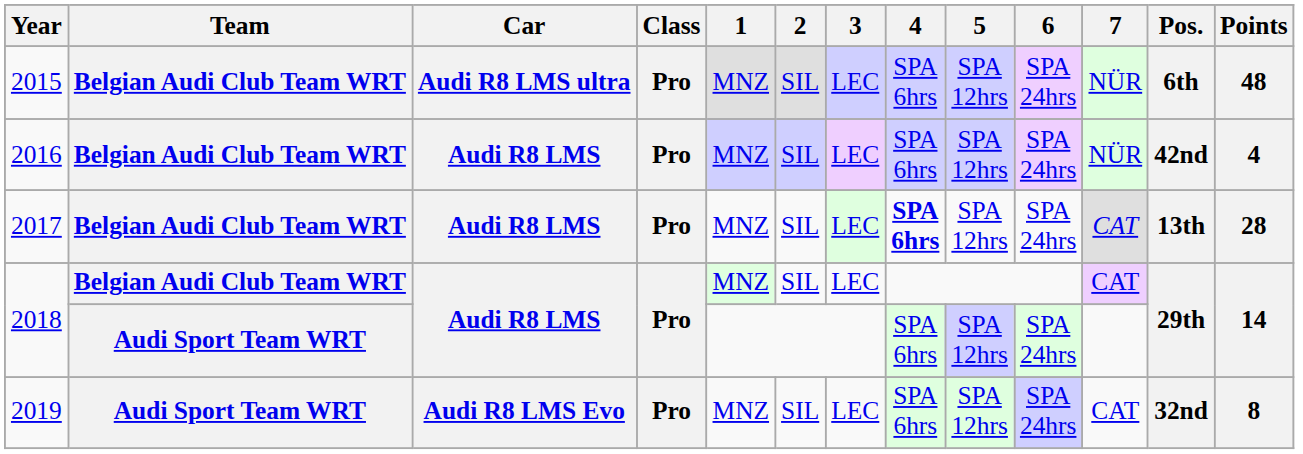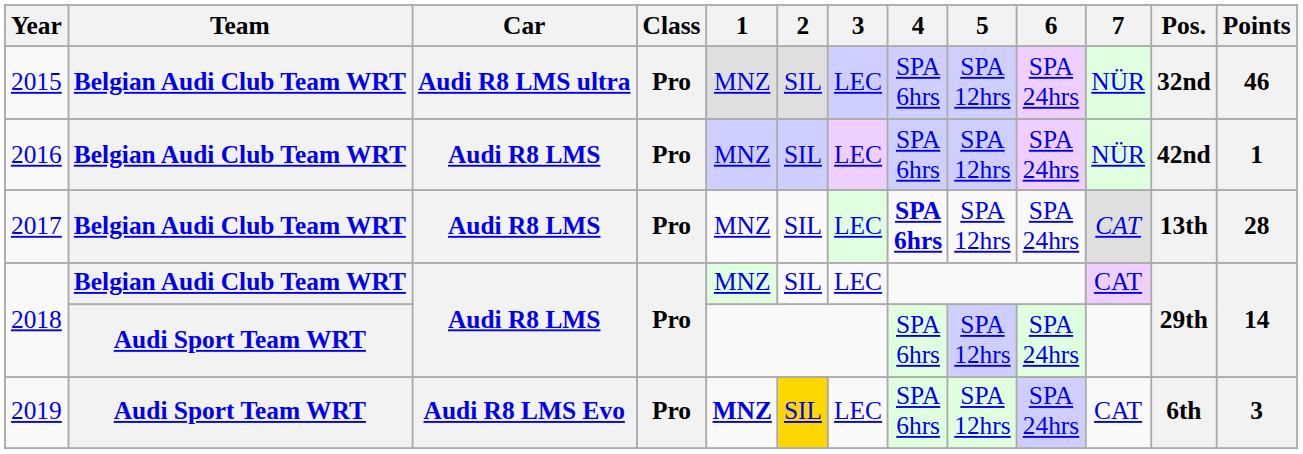(1181, 81) 6th -> (1184, 81) 32nd
(1254, 81) 48 -> (1257, 81) 46
(1254, 153) 4 -> (1257, 153) 1
(741, 411) normal -> (742, 411) bold
(800, 411) no background -> (803, 411) gold background
(1181, 411) 32nd -> (1184, 411) 6th
(1254, 411) 8 -> (1257, 411) 3
